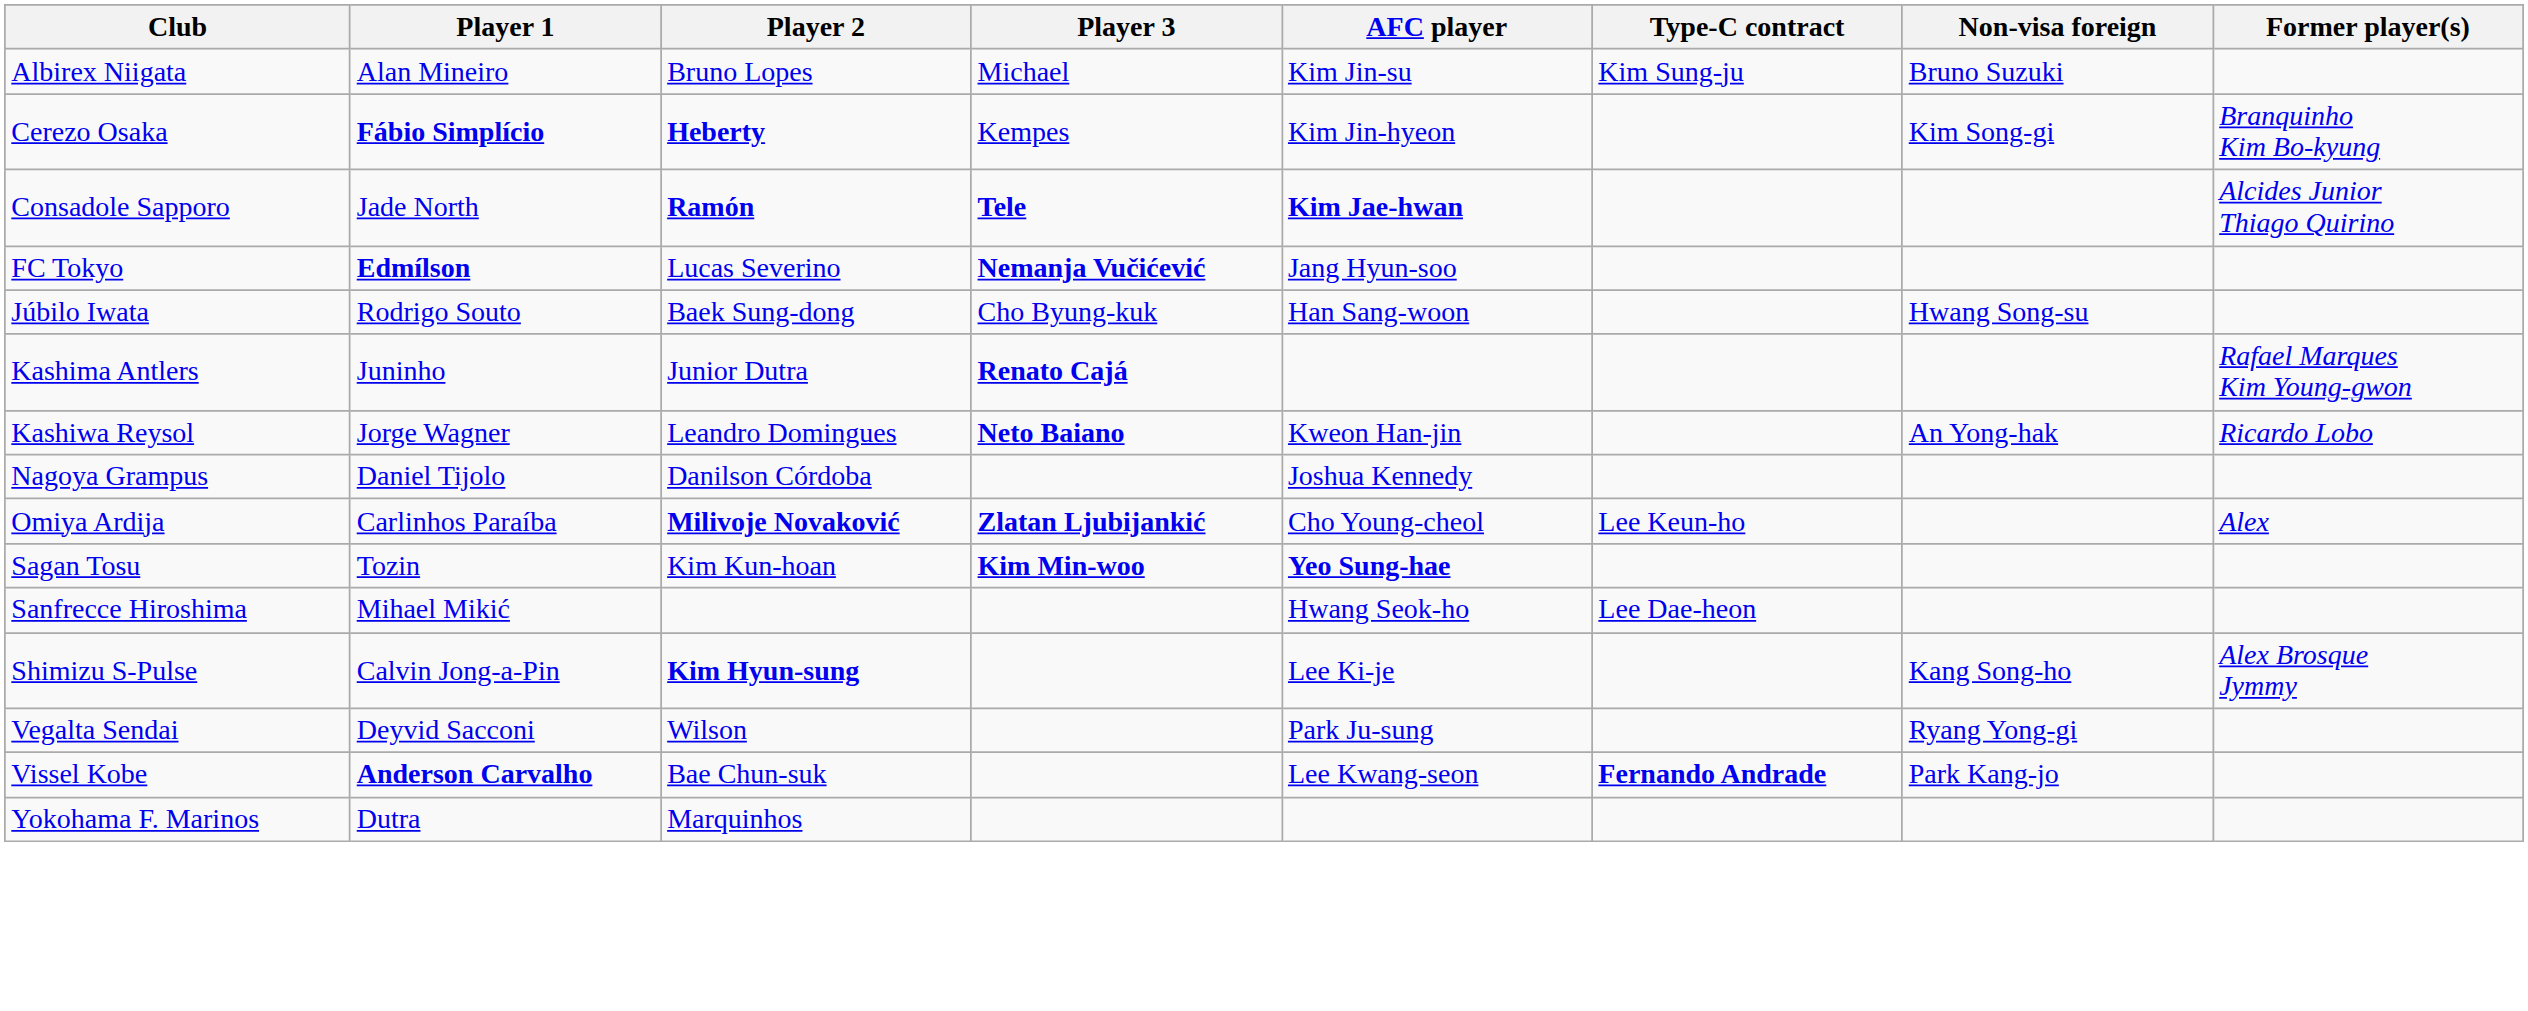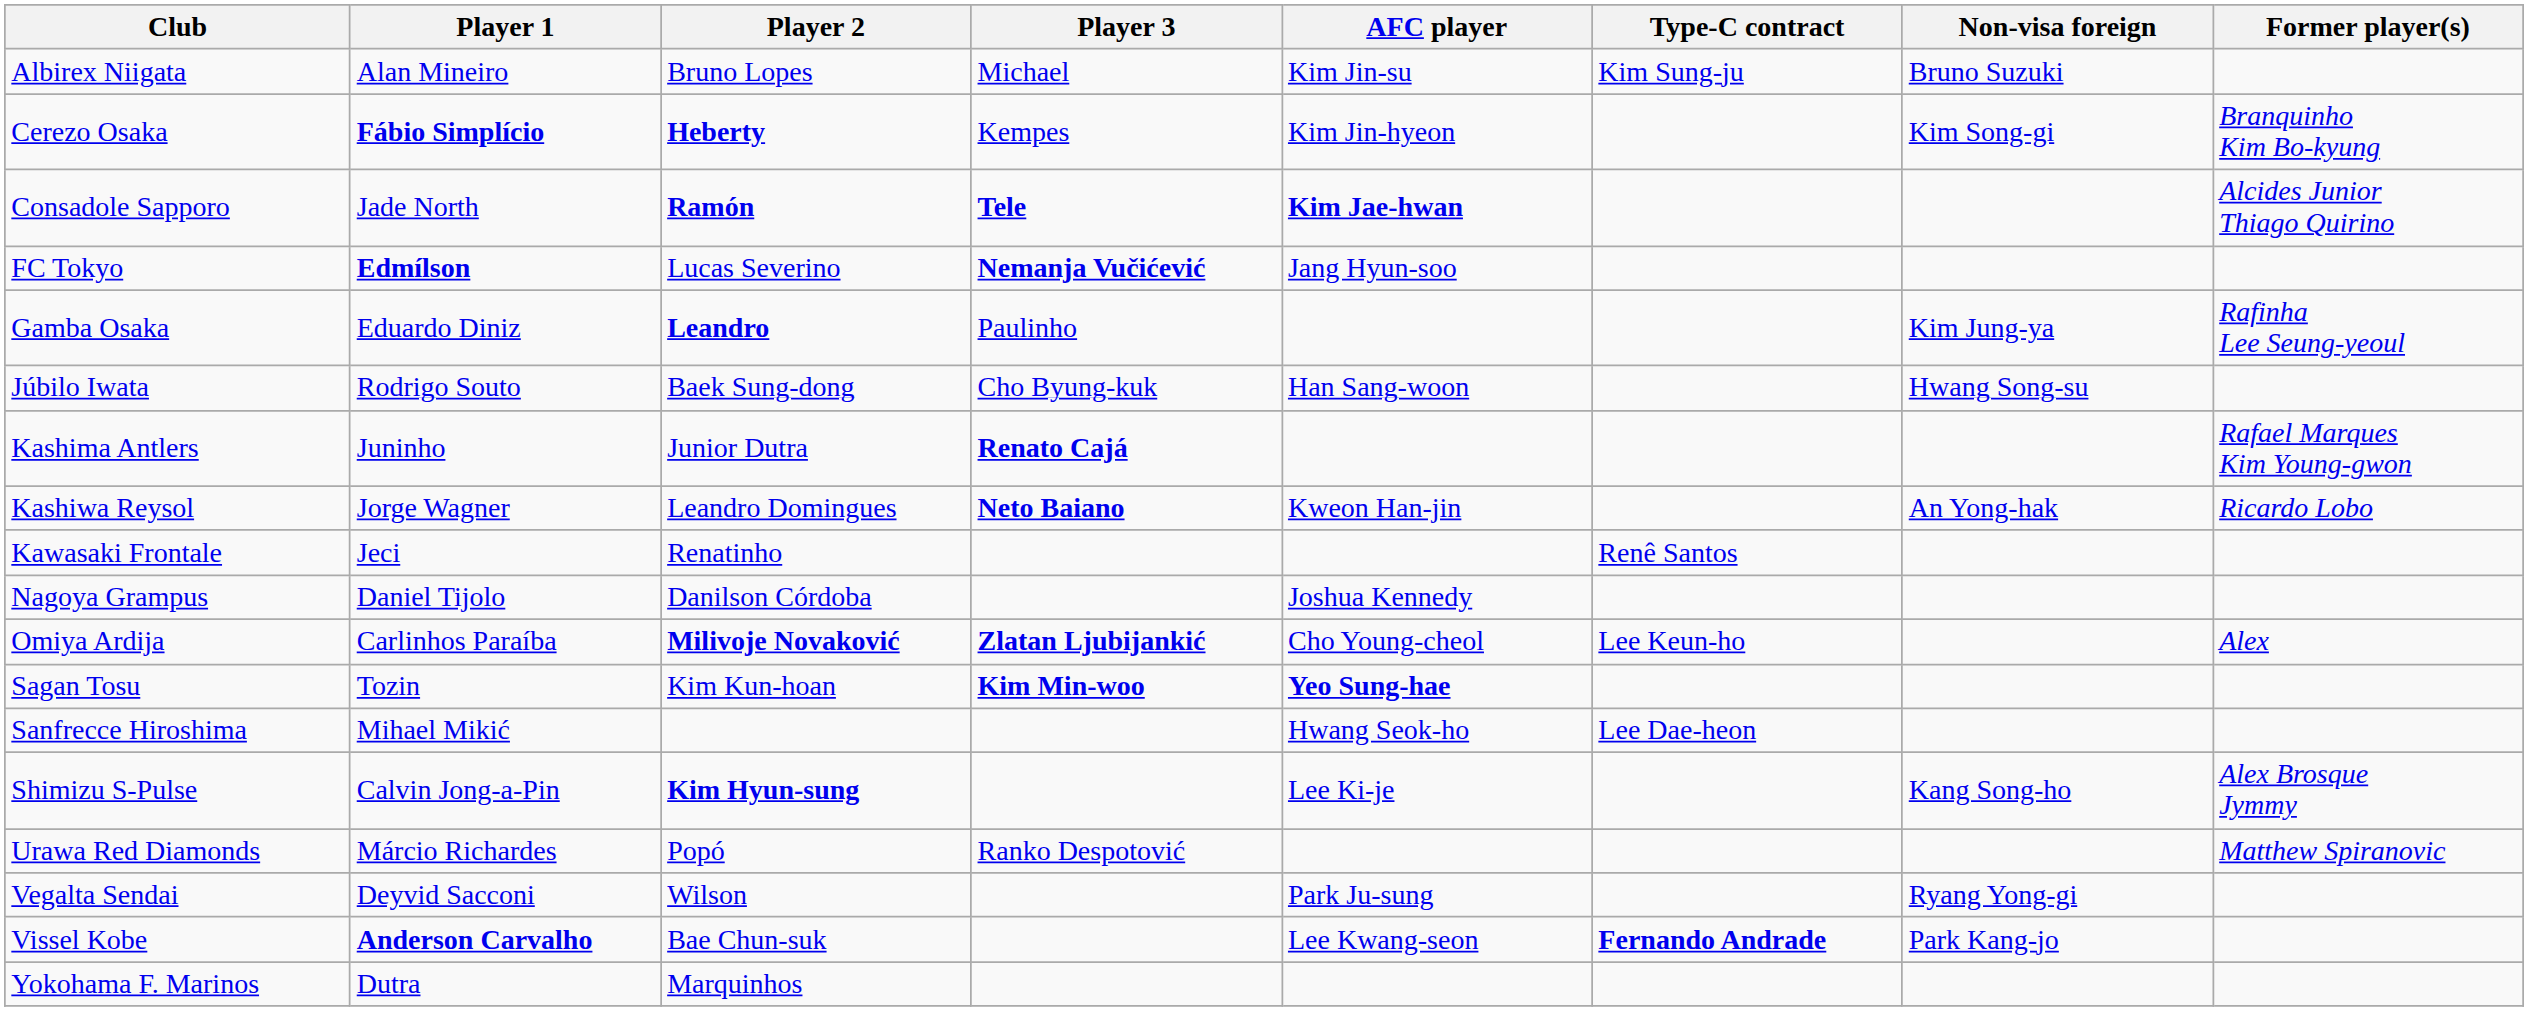+ row: (90, 327)
+ row: (117, 552)
+ row: (136, 850)
